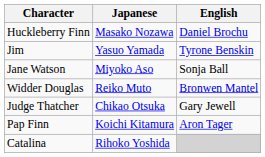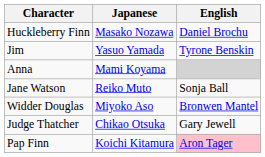+ row: (20, 69)
(124, 69) Miyoko Aso -> (123, 87) Reiko Muto
(123, 87) Reiko Muto -> (124, 106) Miyoko Aso
(206, 124) no background -> (206, 143) pink background
- row: (27, 143)
